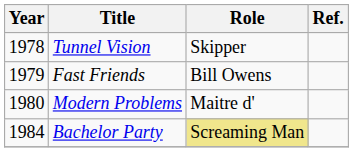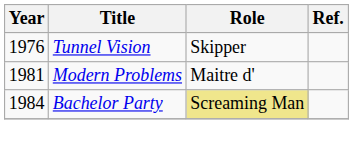(27, 47) 1978 -> (27, 47) 1976
- row: (99, 75)
(27, 103) 1980 -> (27, 75) 1981
